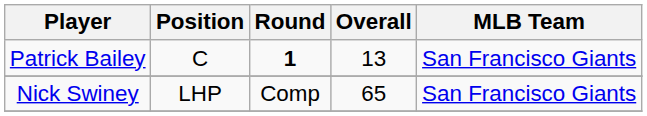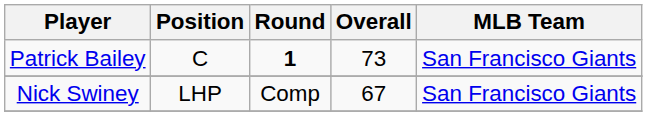(374, 57) 13 -> (374, 57) 73
(374, 93) 65 -> (374, 93) 67
